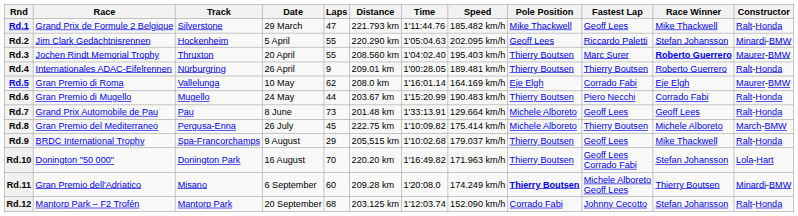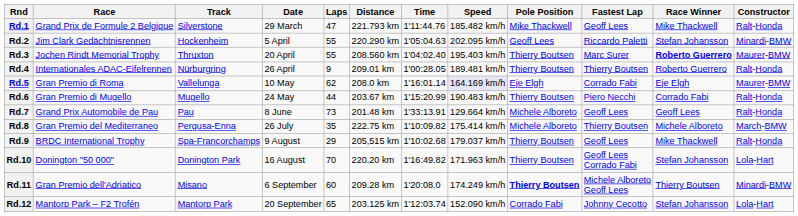(478, 83) no background -> (478, 83) lavender background
(331, 126) 45 -> (331, 126) 35
(331, 204) 68 -> (331, 204) 65
(759, 204) Ralt-Honda -> (755, 204) Lola-Hart
